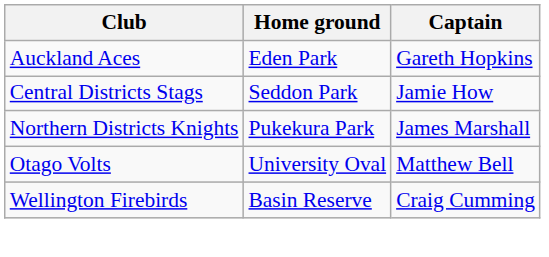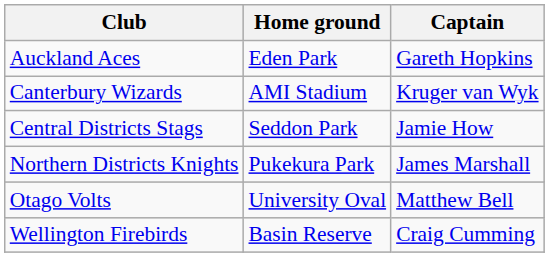+ row: (96, 93)
